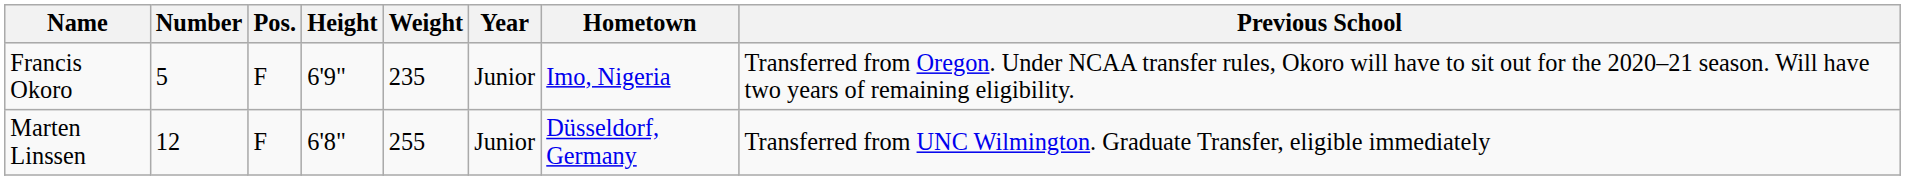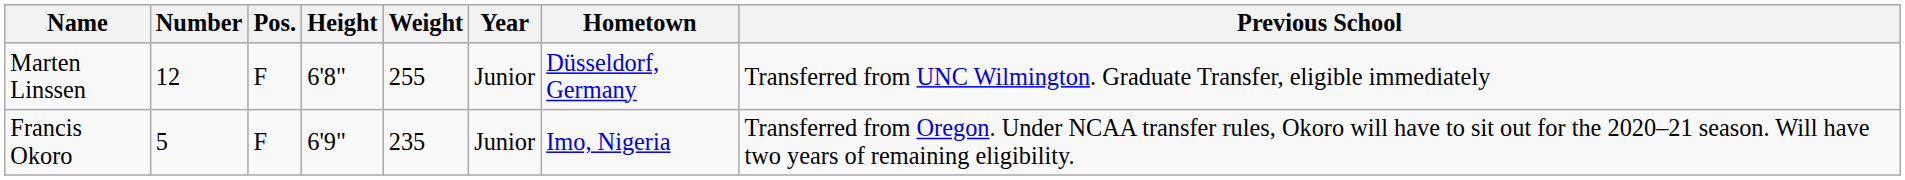rows swapped: (48, 141) <-> (46, 76)
